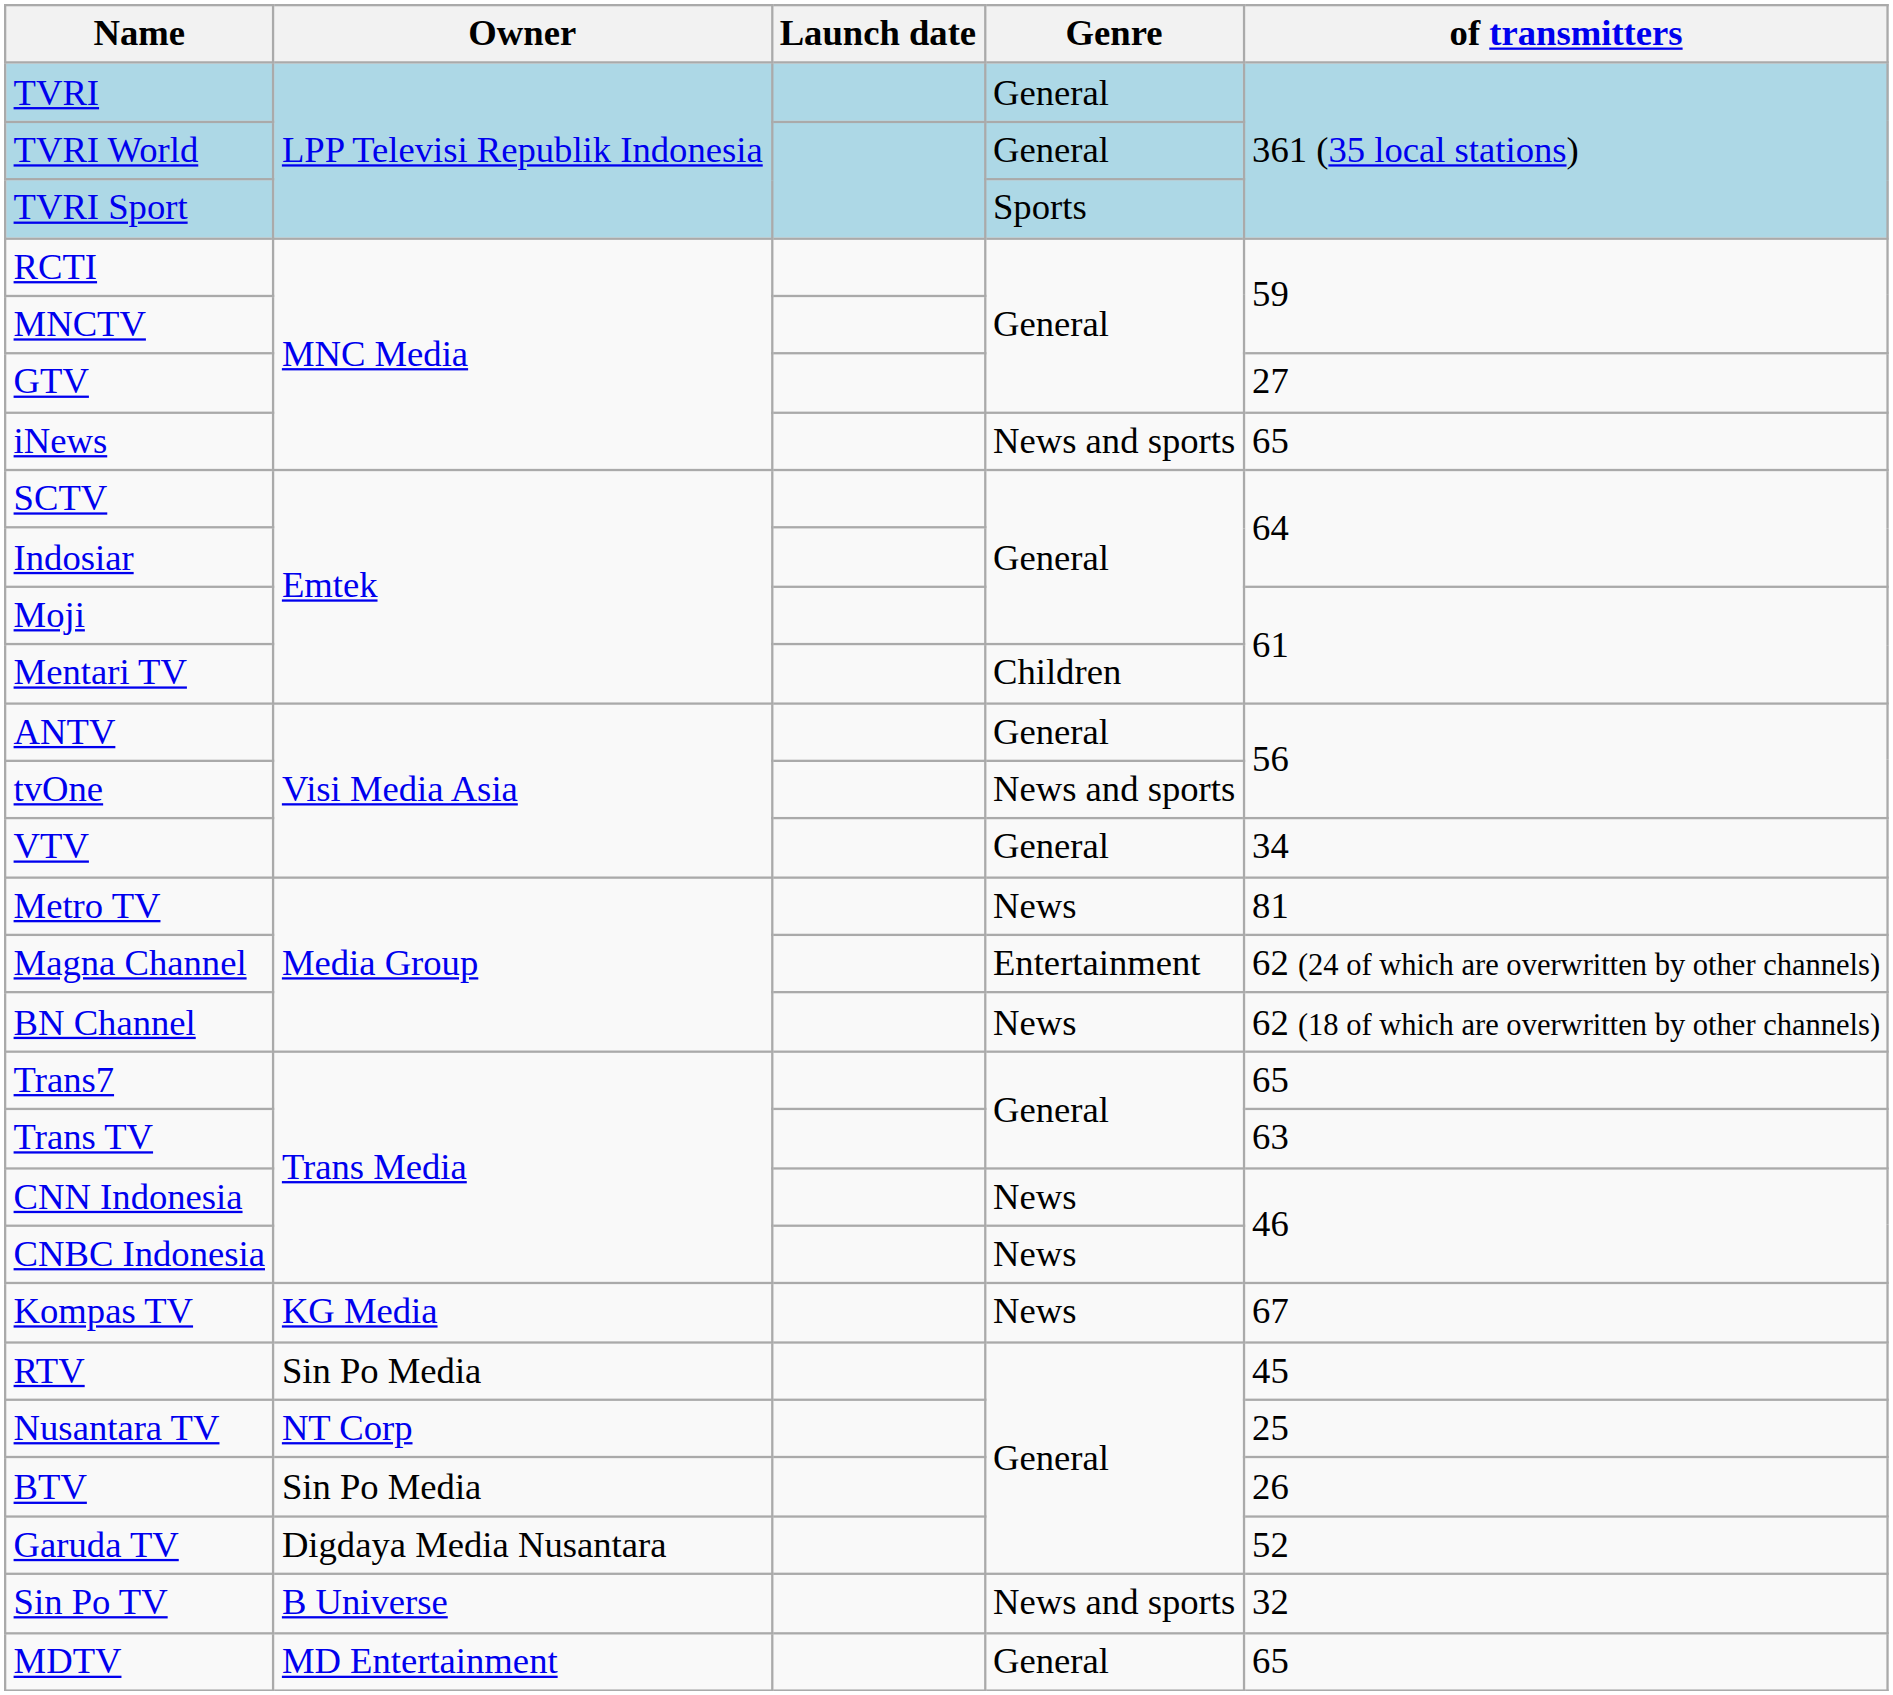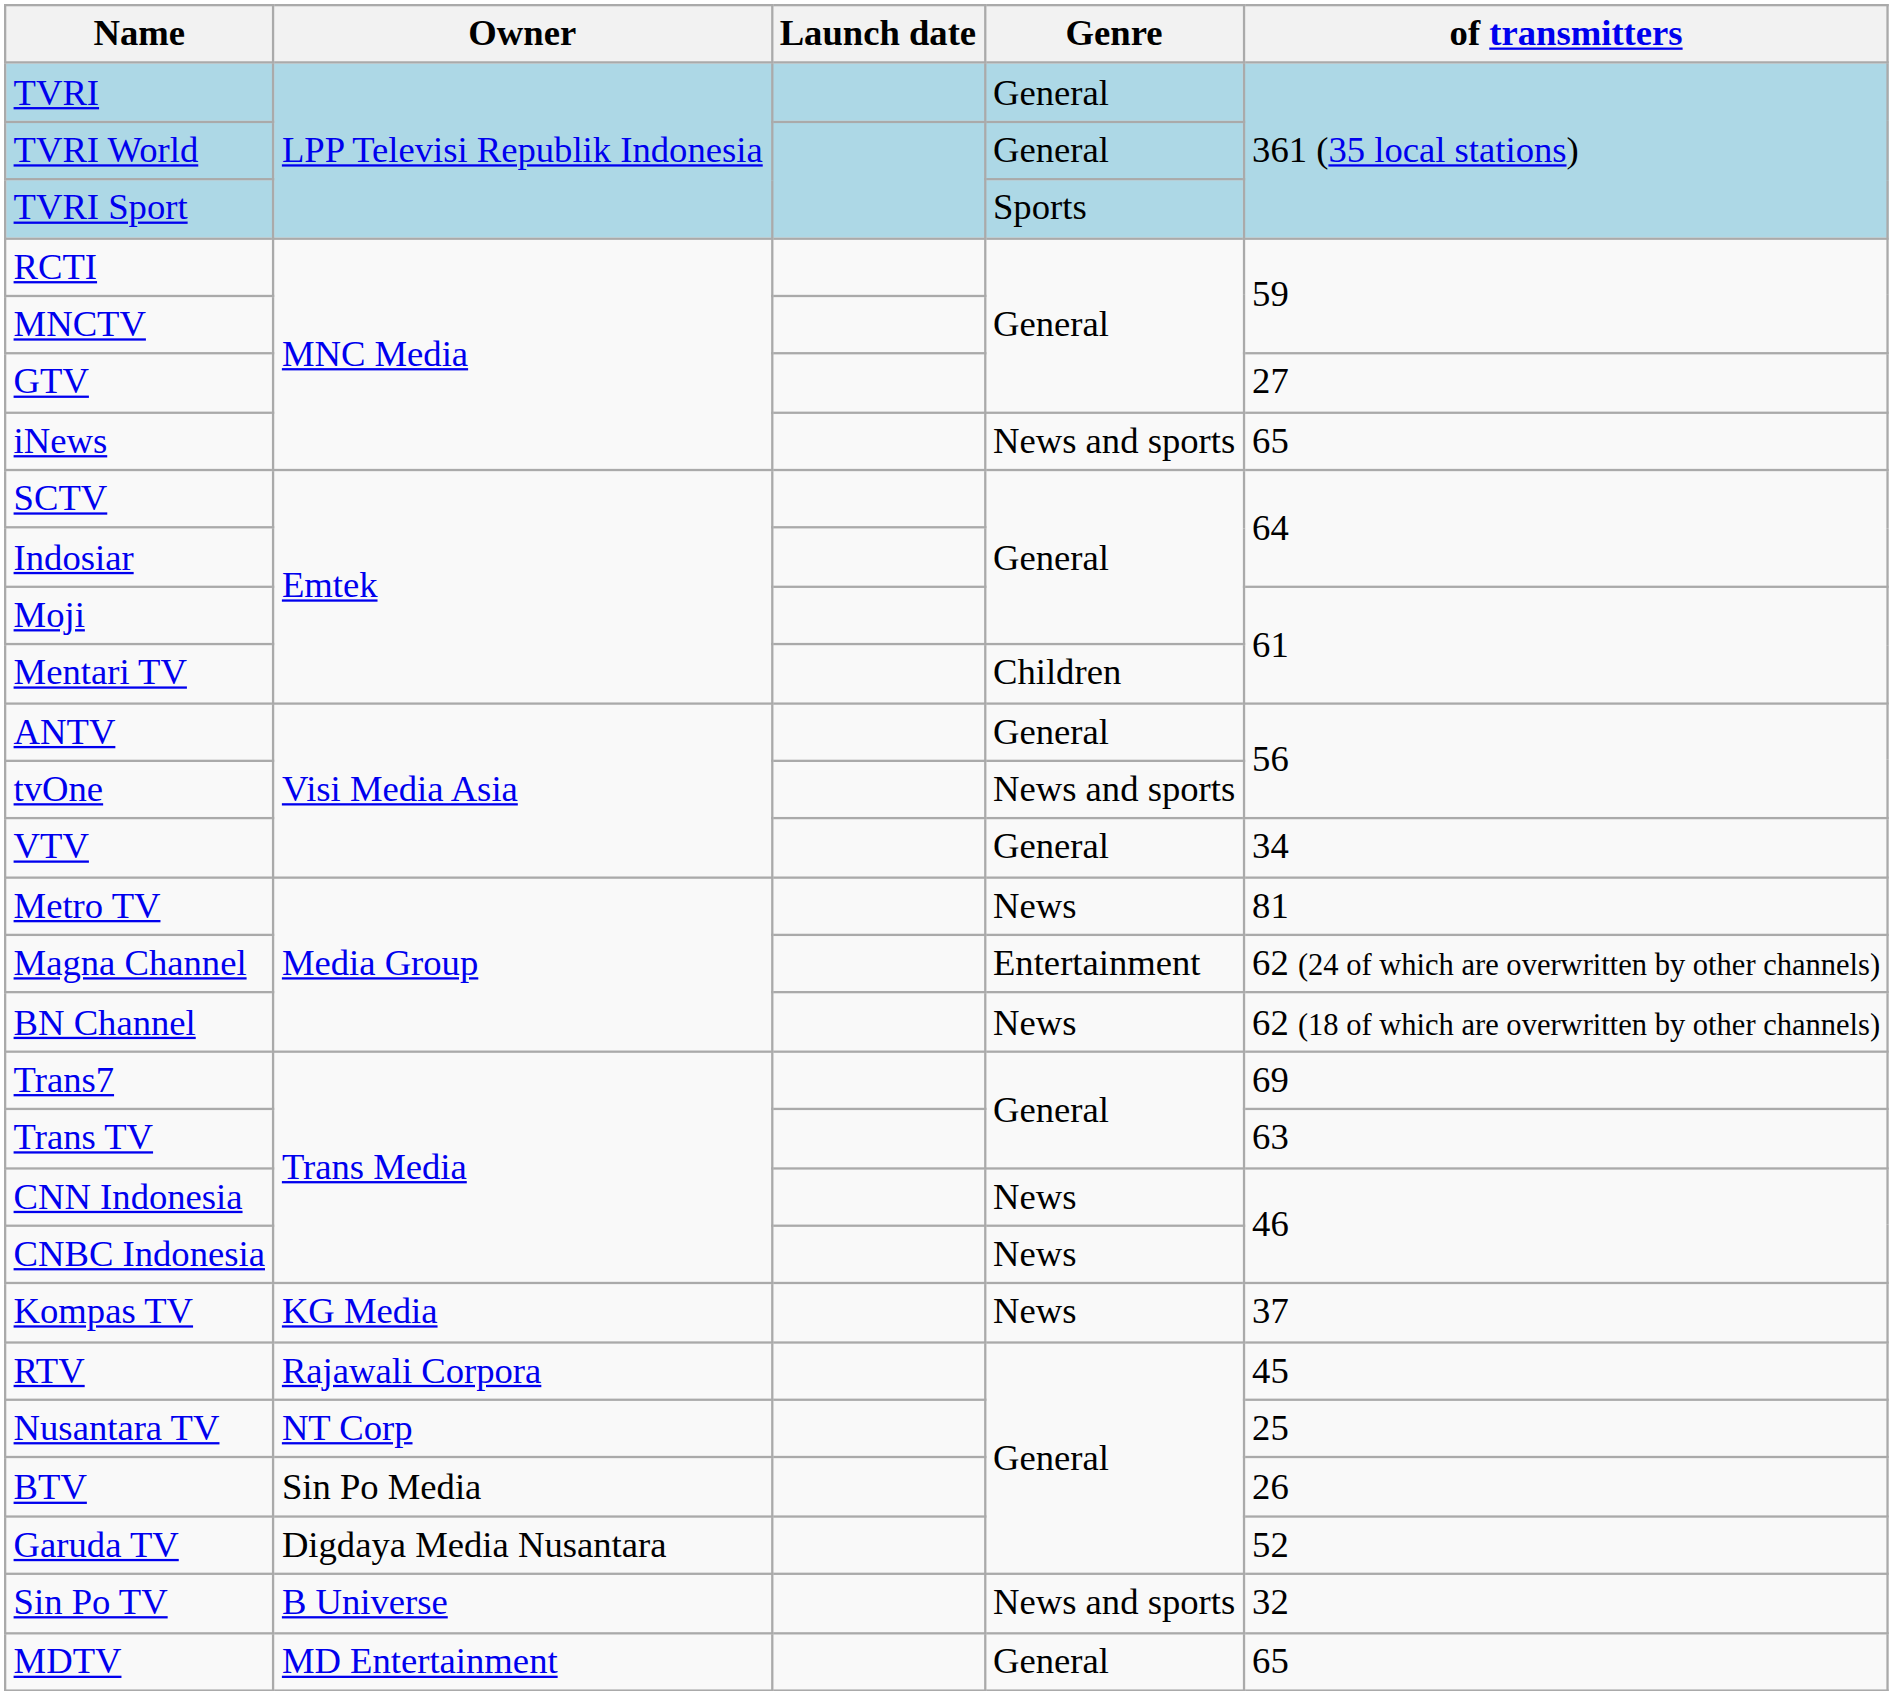(1270, 1079) 65 -> (1270, 1079) 69
(1270, 1311) 67 -> (1270, 1311) 37
(382, 1370) Sin Po Media -> (412, 1370) Rajawali Corpora
